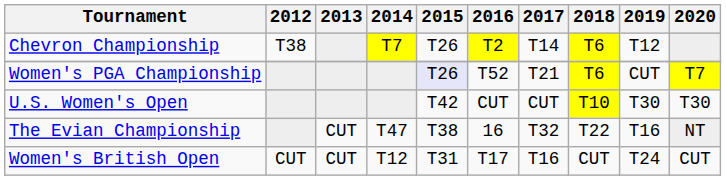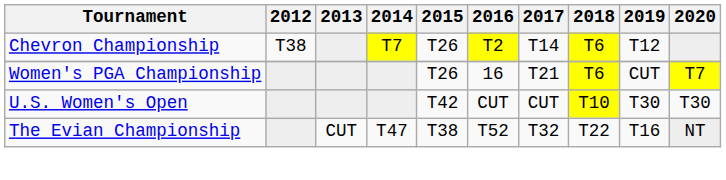(442, 76) lavender background -> (442, 76) no background
(493, 76) T52 -> (493, 76) 16
(493, 132) 16 -> (493, 132) T52
- row: (114, 161)
